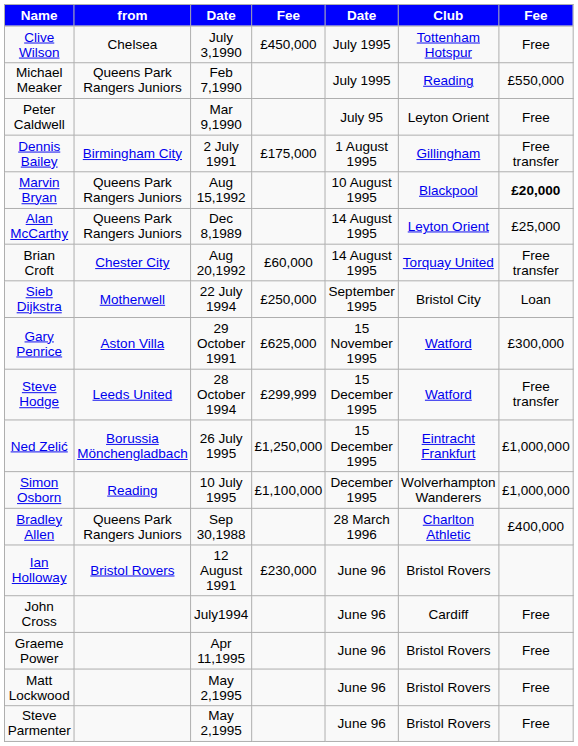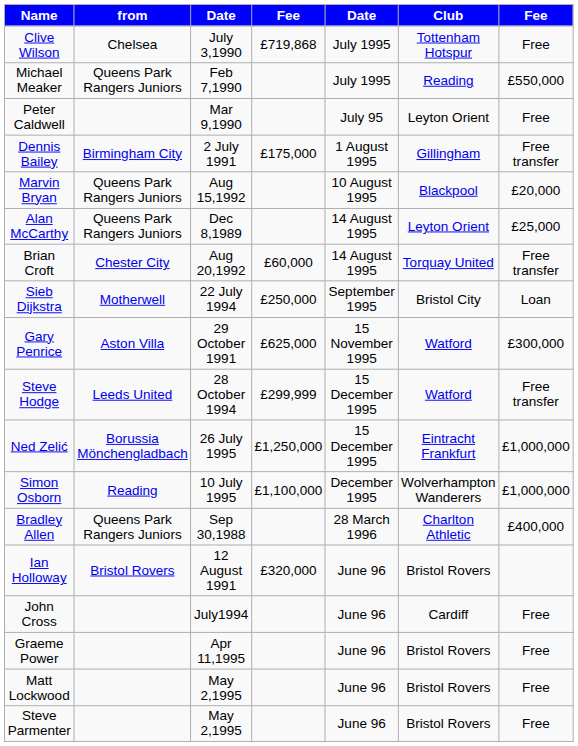(288, 44) £450,000 -> (288, 44) £719,868
(536, 190) bold -> (536, 190) normal
(288, 571) £230,000 -> (288, 571) £320,000
